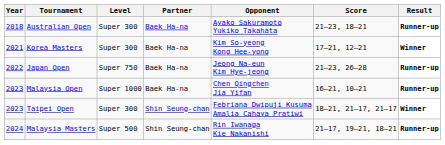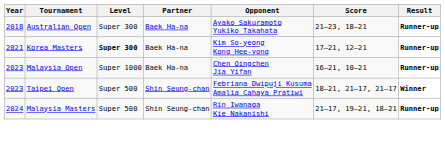(118, 47) normal -> (118, 47) bold
(413, 47) Winner -> (420, 47) Runner-up
- row: (48, 67)
(118, 108) Super 300 -> (118, 88) Super 500
